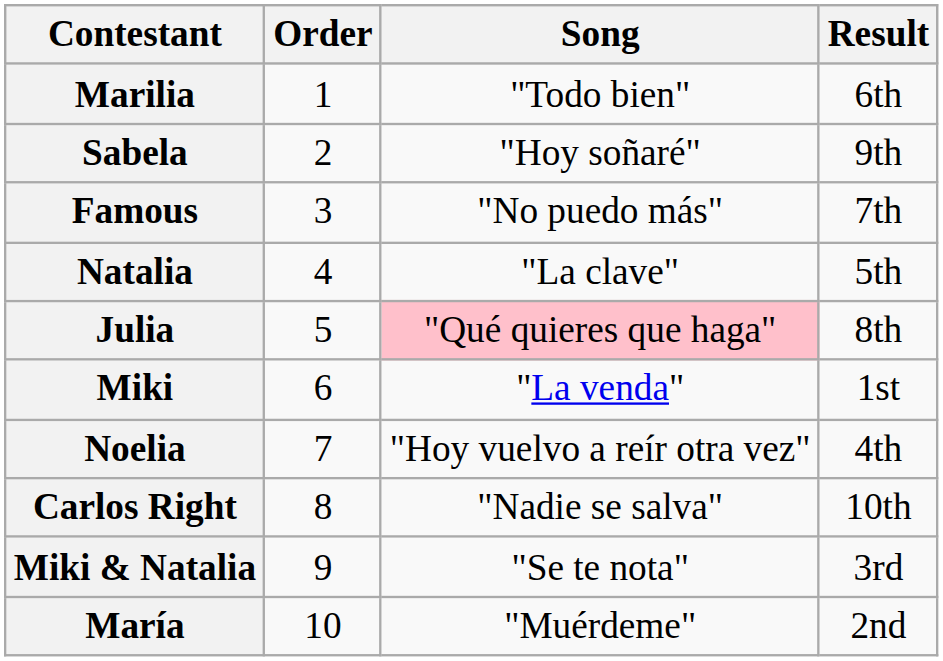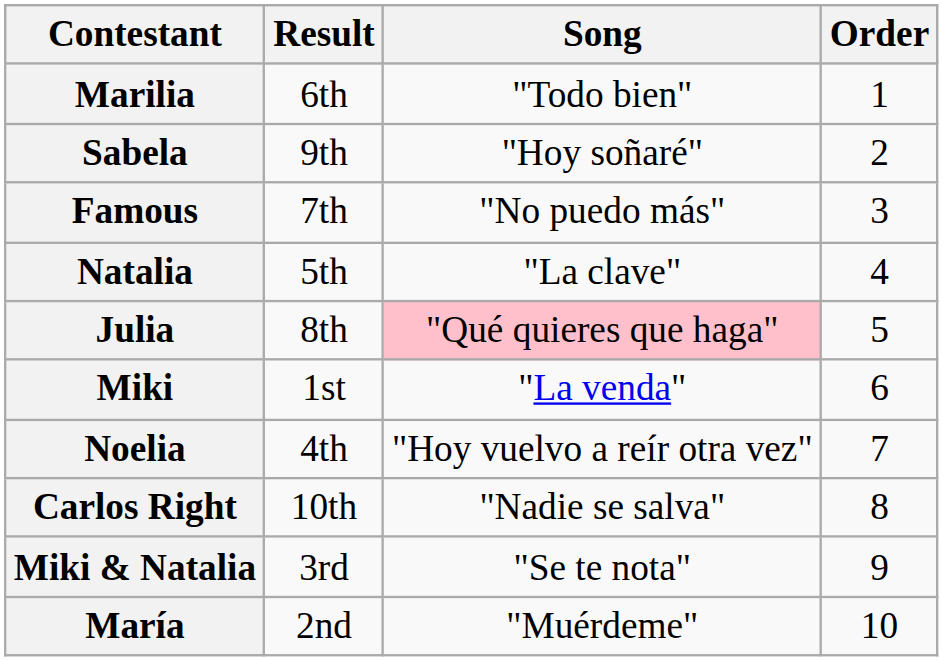columns swapped: (323, 34) <-> (878, 34)
